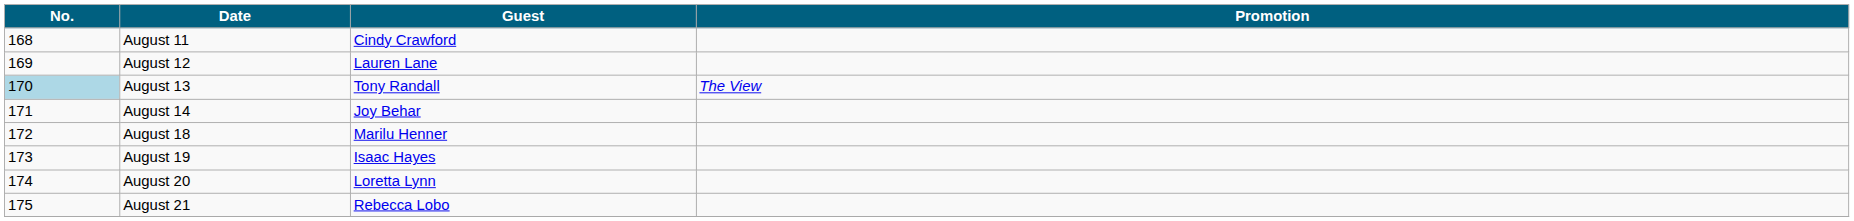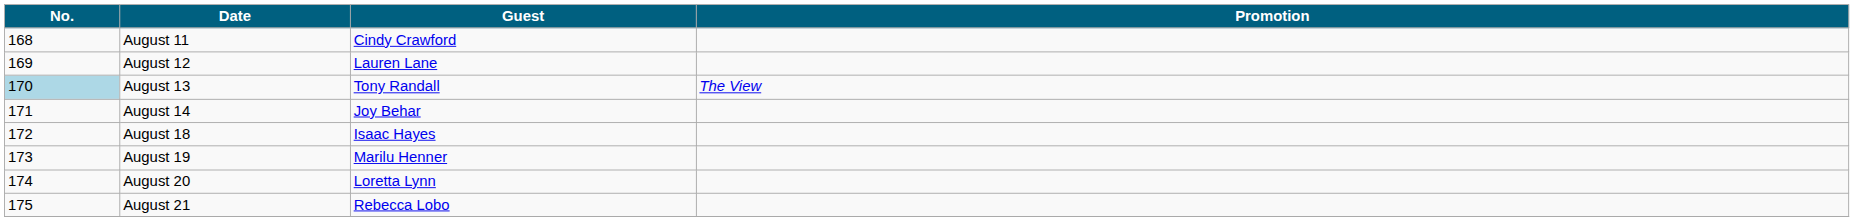(400, 134) Marilu Henner -> (395, 134) Isaac Hayes
(395, 157) Isaac Hayes -> (400, 157) Marilu Henner
